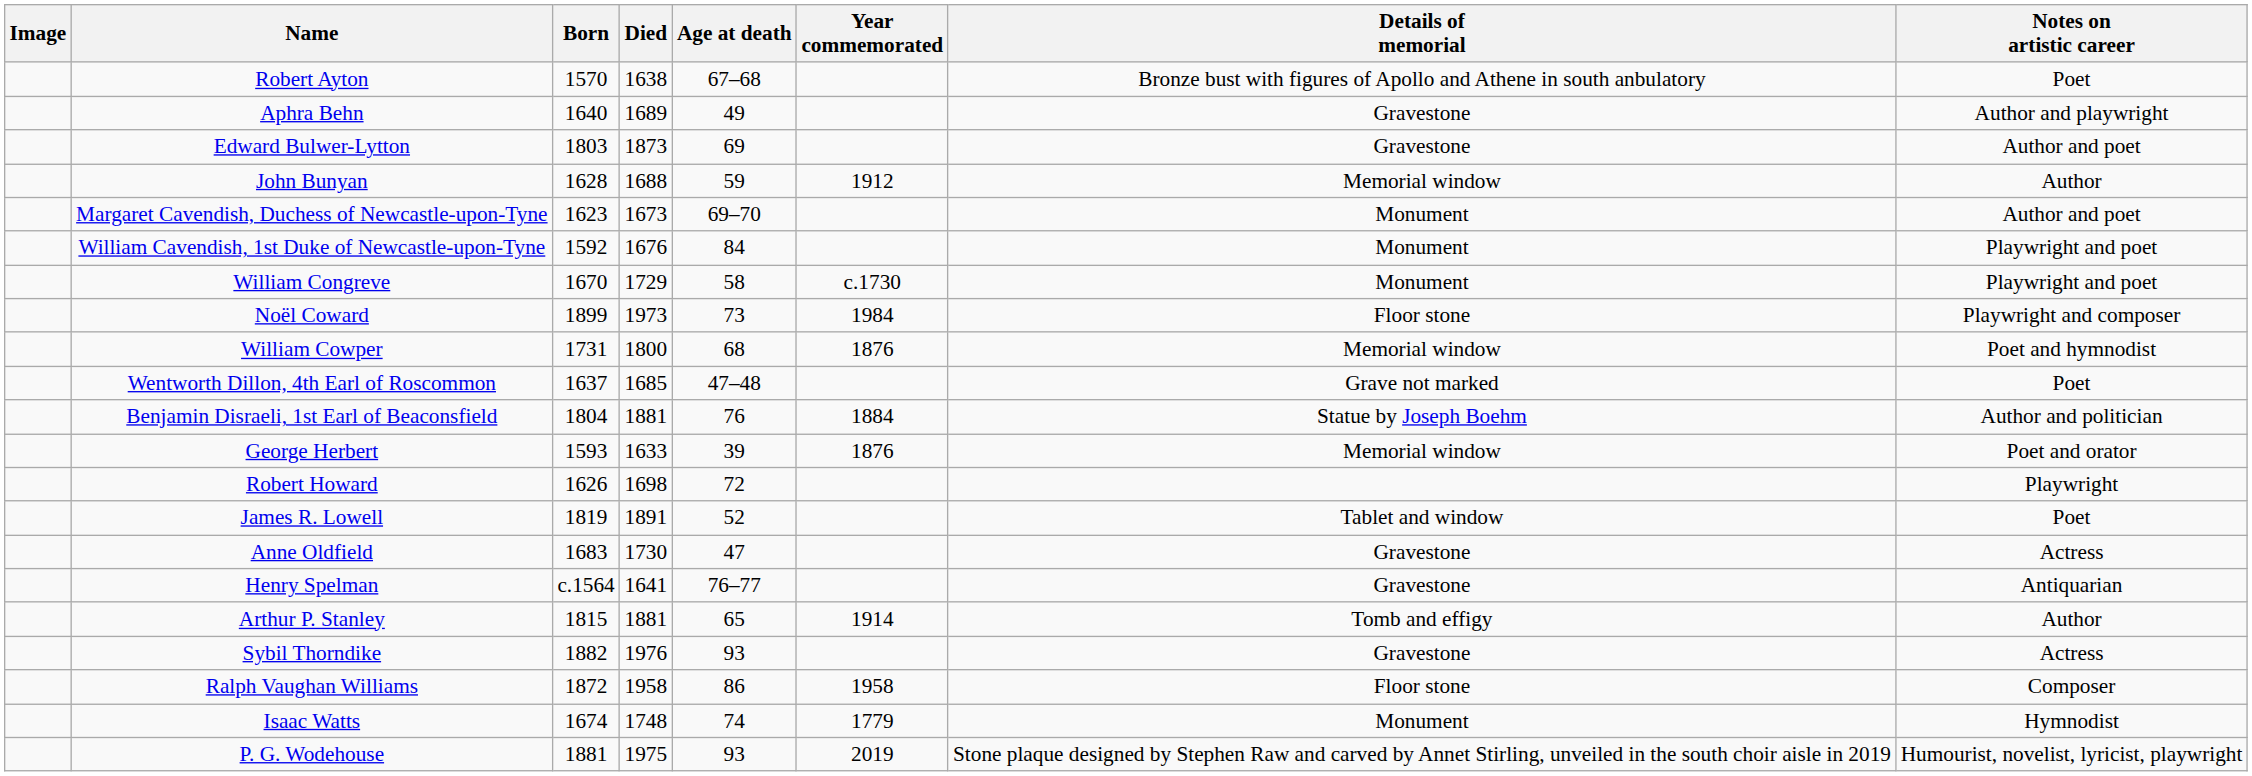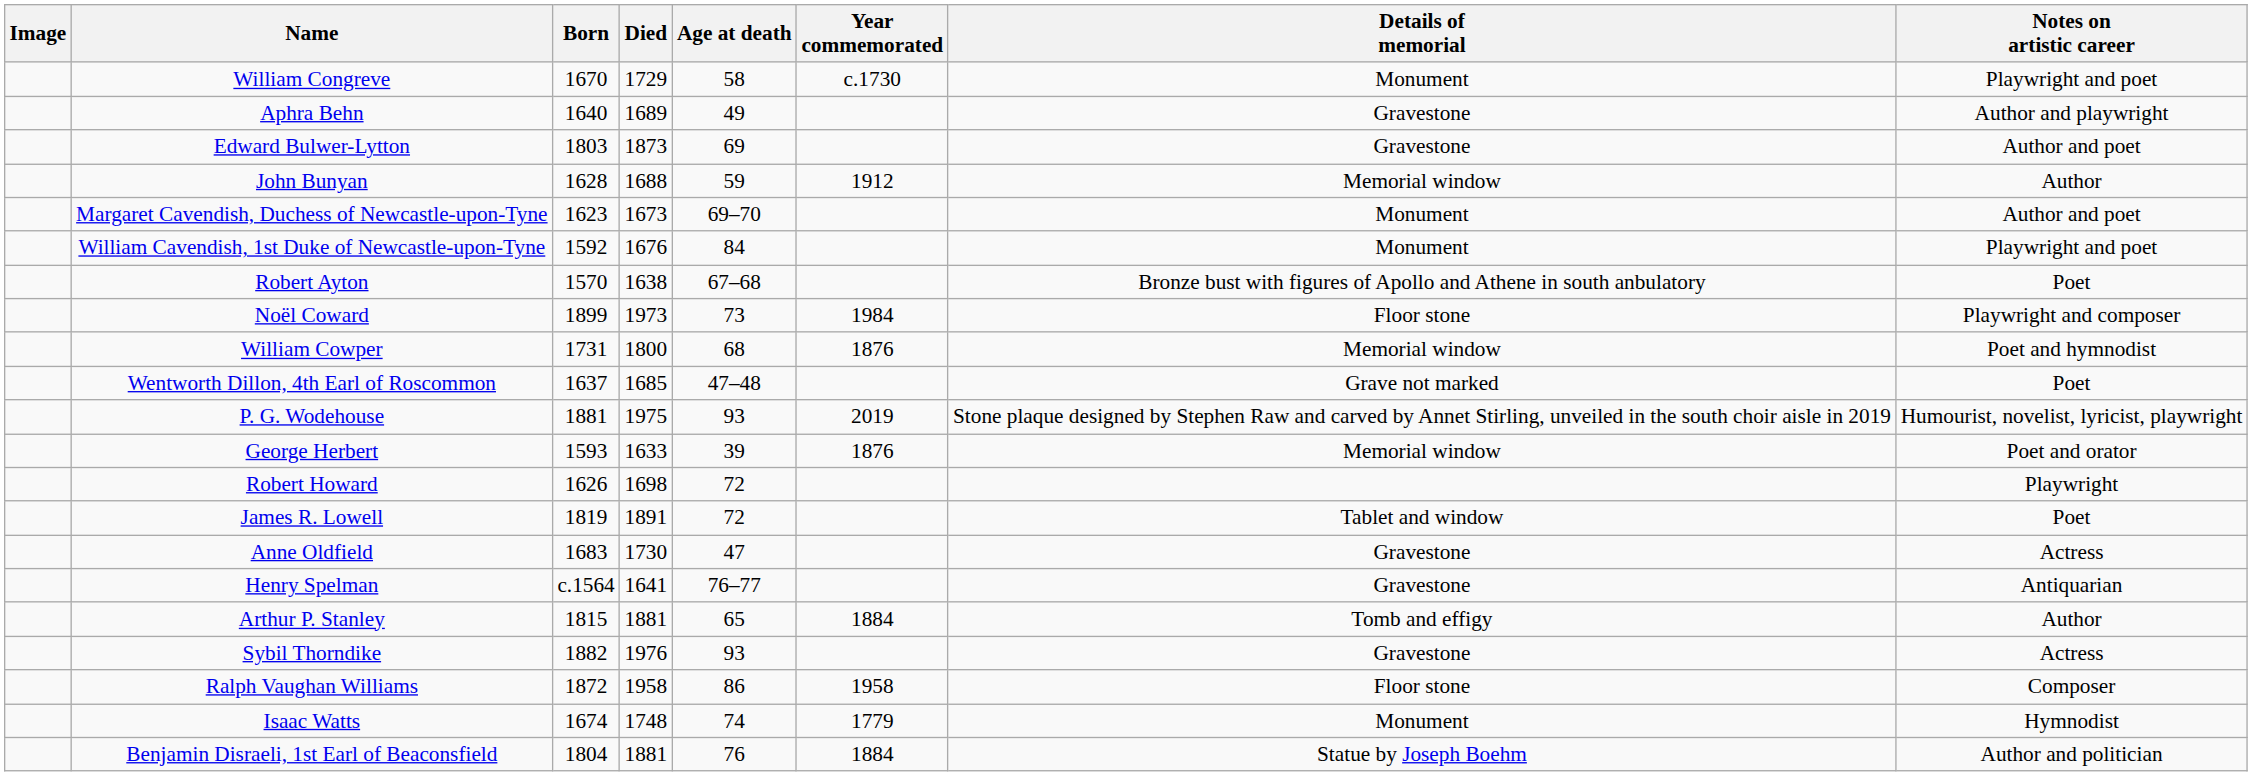rows swapped: (312, 79) <-> (312, 281)
rows swapped: (312, 416) <-> (312, 754)
(734, 517) 52 -> (734, 517) 72
(872, 619) 1914 -> (872, 619) 1884
